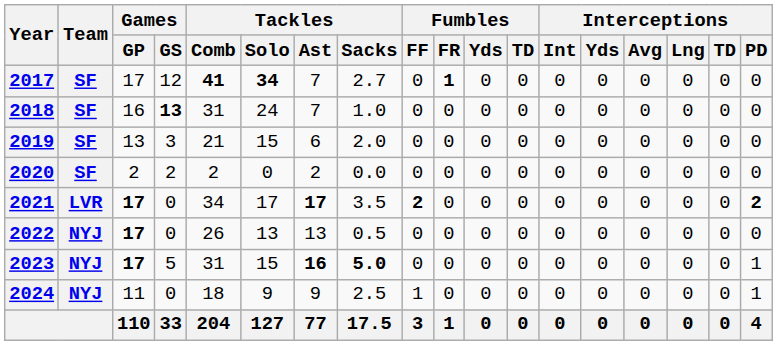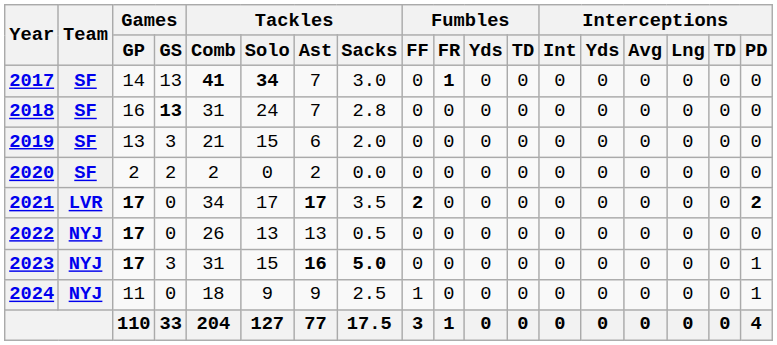(134, 81) 17 -> (134, 81) 14
(171, 81) 12 -> (171, 81) 13
(369, 81) 2.7 -> (369, 81) 3.0
(369, 112) 1.0 -> (369, 112) 2.8
(171, 264) 5 -> (171, 264) 3
